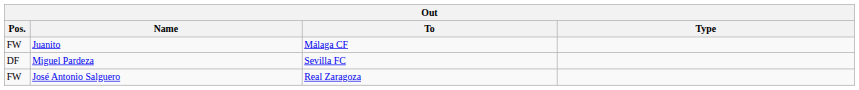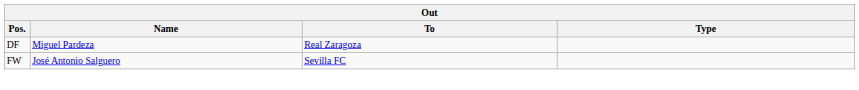- row: (46, 45)
(325, 61) Sevilla FC -> (333, 45) Real Zaragoza
(333, 77) Real Zaragoza -> (325, 61) Sevilla FC
